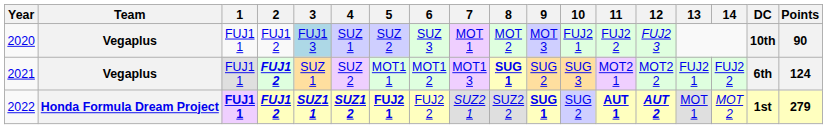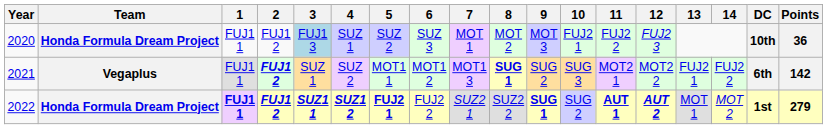(130, 40) Vegaplus -> (130, 40) Honda Formula Dream Project
(800, 40) 90 -> (800, 40) 36
(800, 73) 124 -> (800, 73) 142
